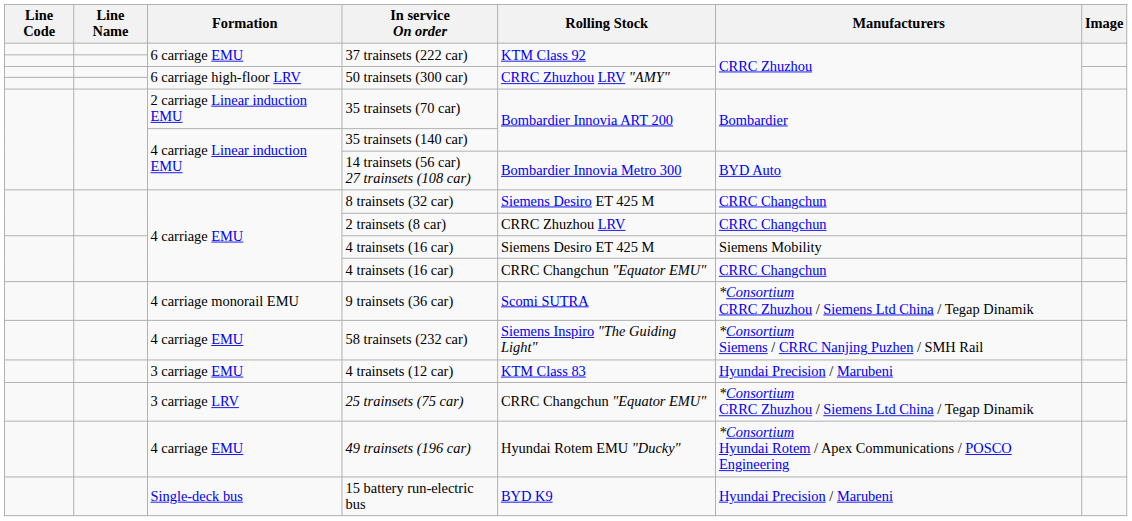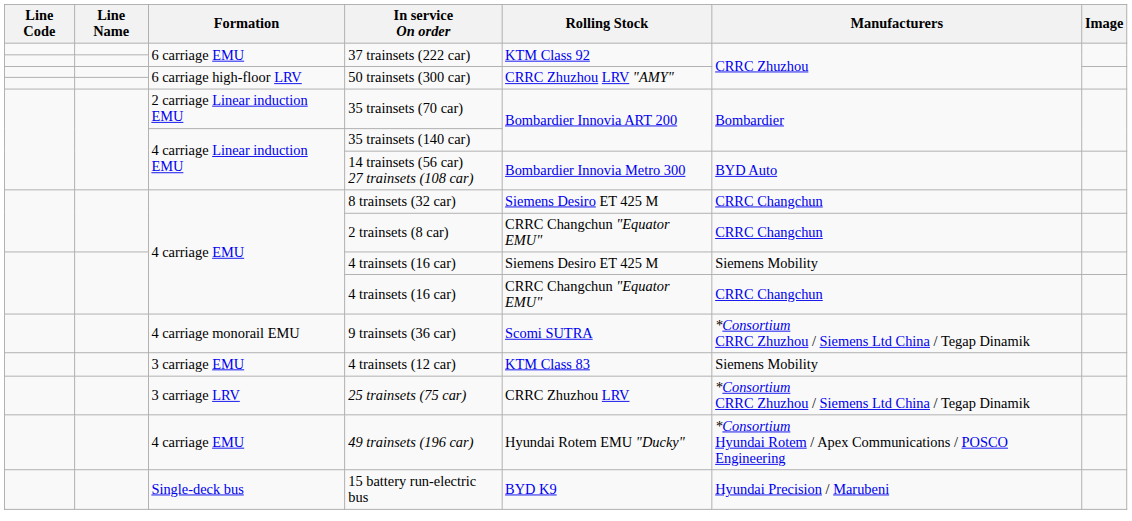(563, 224) CRRC Zhuzhou LRV -> (587, 232) CRRC Changchun "Equator EMU"
- row: (197, 340)
(806, 370) Hyundai Precision / Marubeni -> (767, 364) Siemens Mobility
(604, 401) CRRC Changchun "Equator EMU" -> (567, 395) CRRC Zhuzhou LRV
